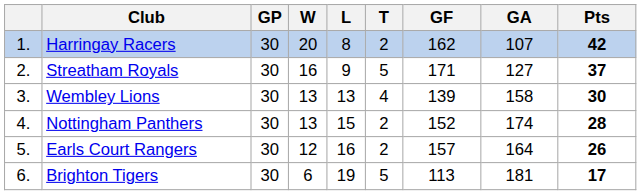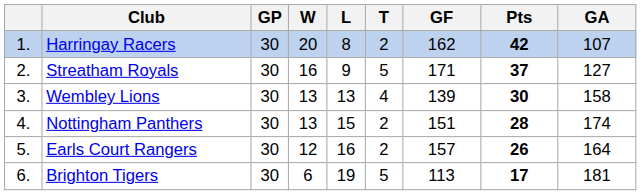columns swapped: (519, 17) <-> (597, 17)
(442, 123) 152 -> (442, 123) 151
